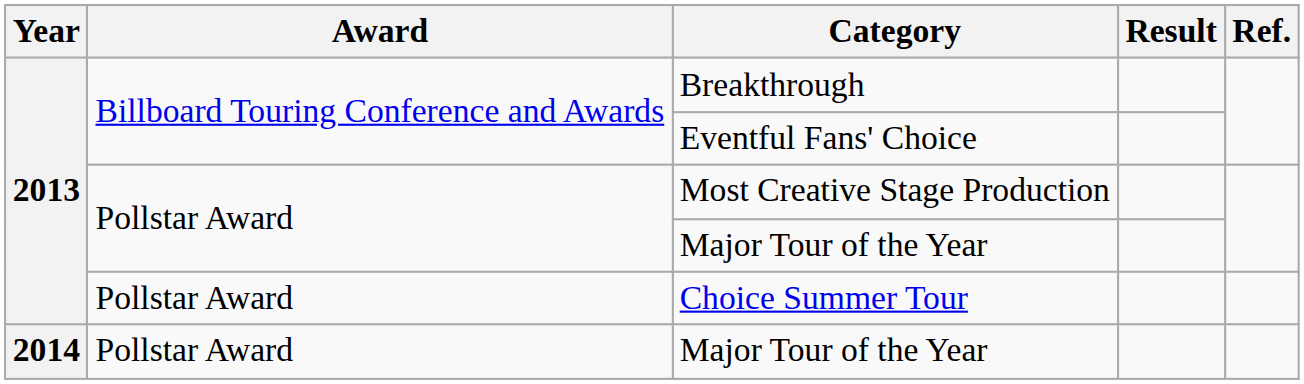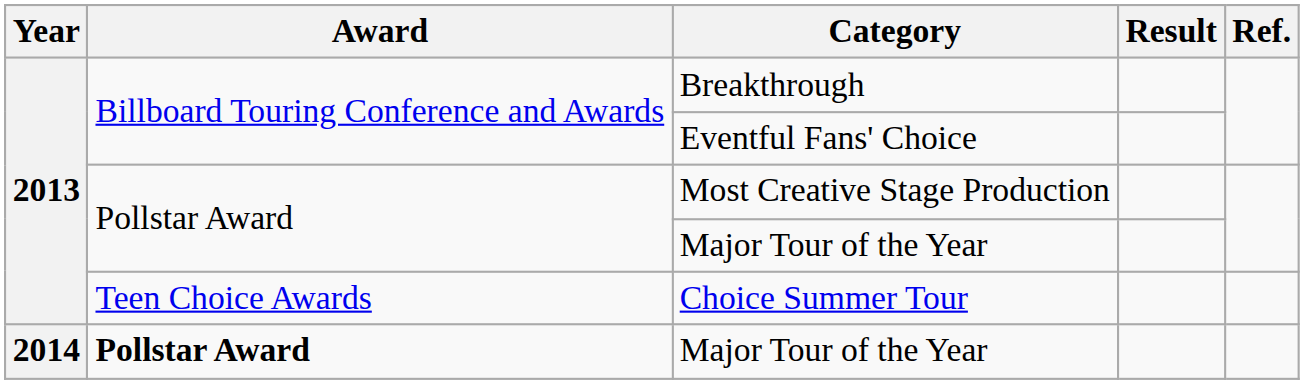(194, 297) Pollstar Award -> (234, 297) Teen Choice Awards
(194, 350) normal -> (203, 350) bold
